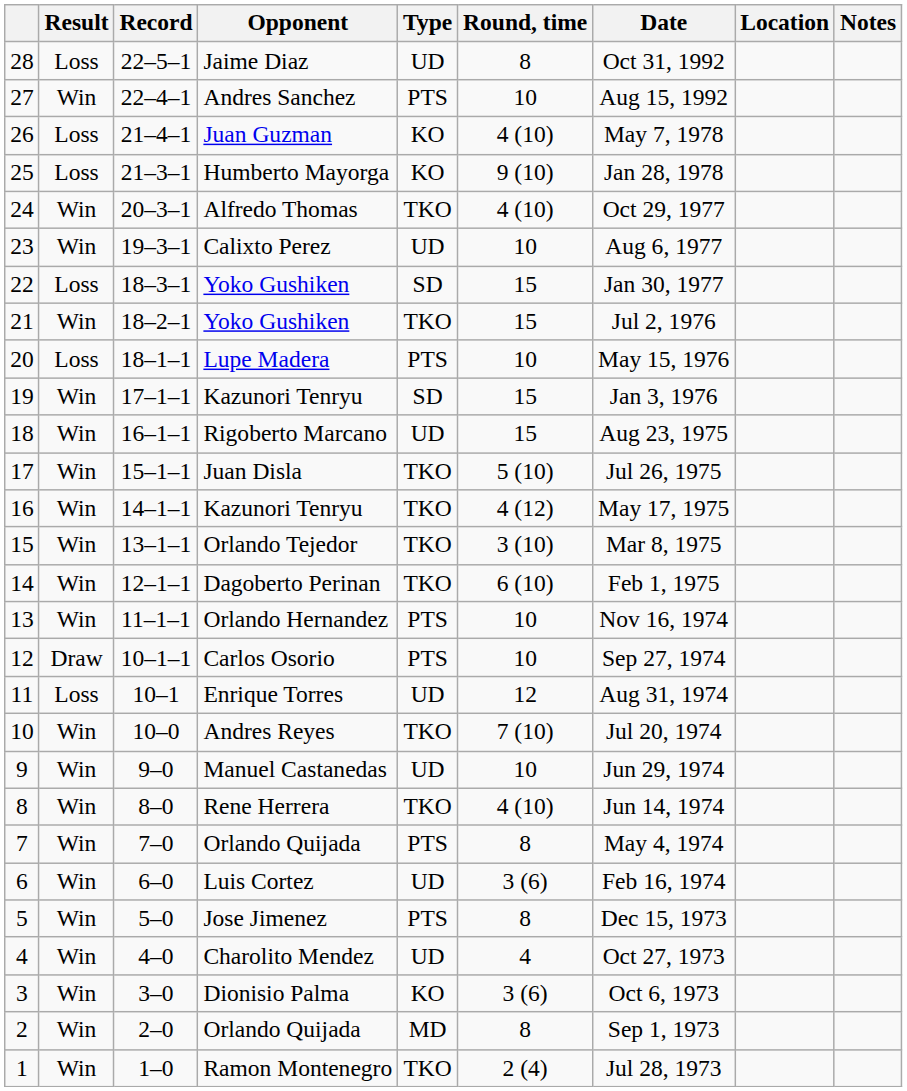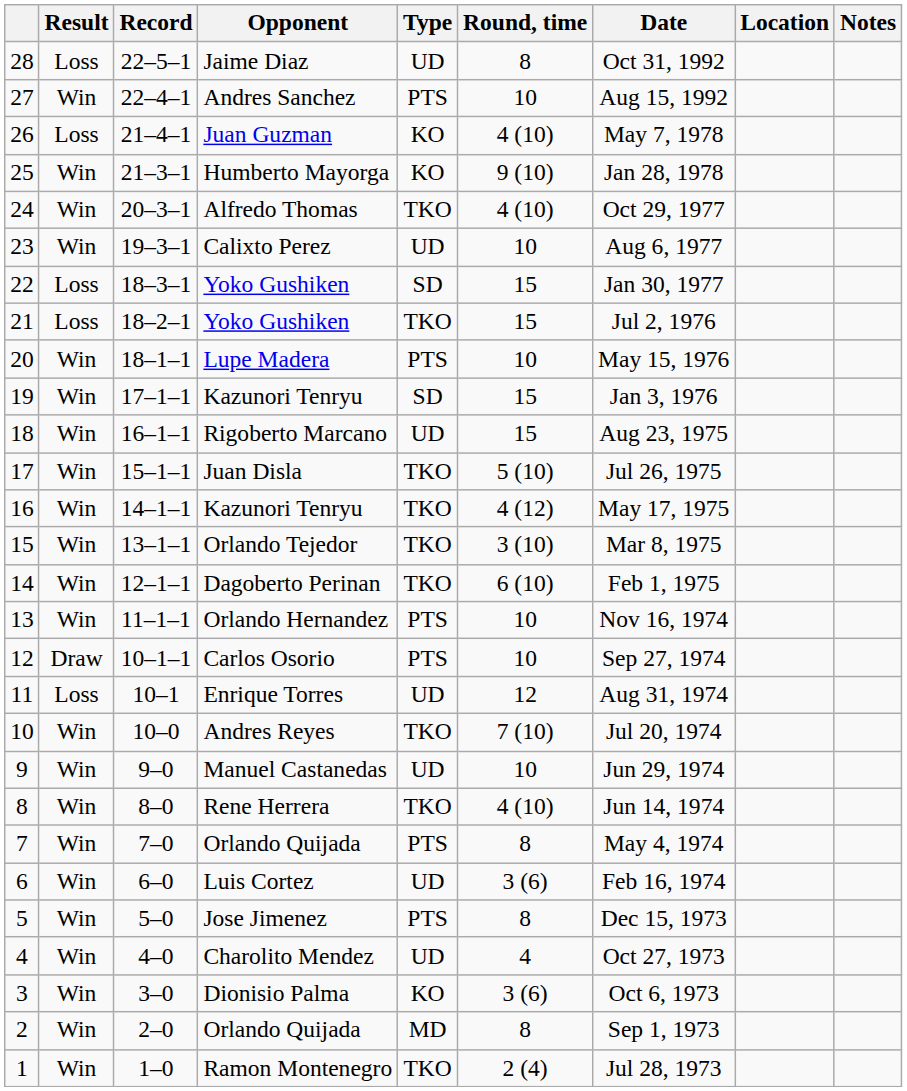(77, 172) Loss -> (77, 172) Win
(77, 321) Win -> (77, 321) Loss
(77, 358) Loss -> (77, 358) Win
